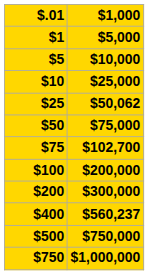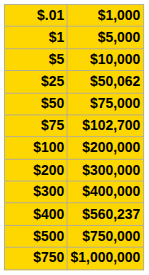- row: (53, 81)
+ row: (49, 192)
